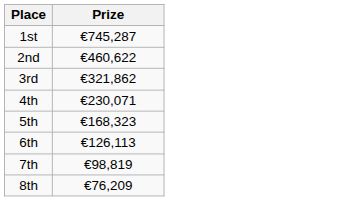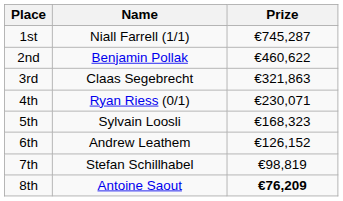+ column: (140, 15)
(108, 79) €321,862 -> (282, 79) €321,863
(108, 143) €126,113 -> (282, 143) €126,152
(108, 185) normal -> (282, 185) bold
